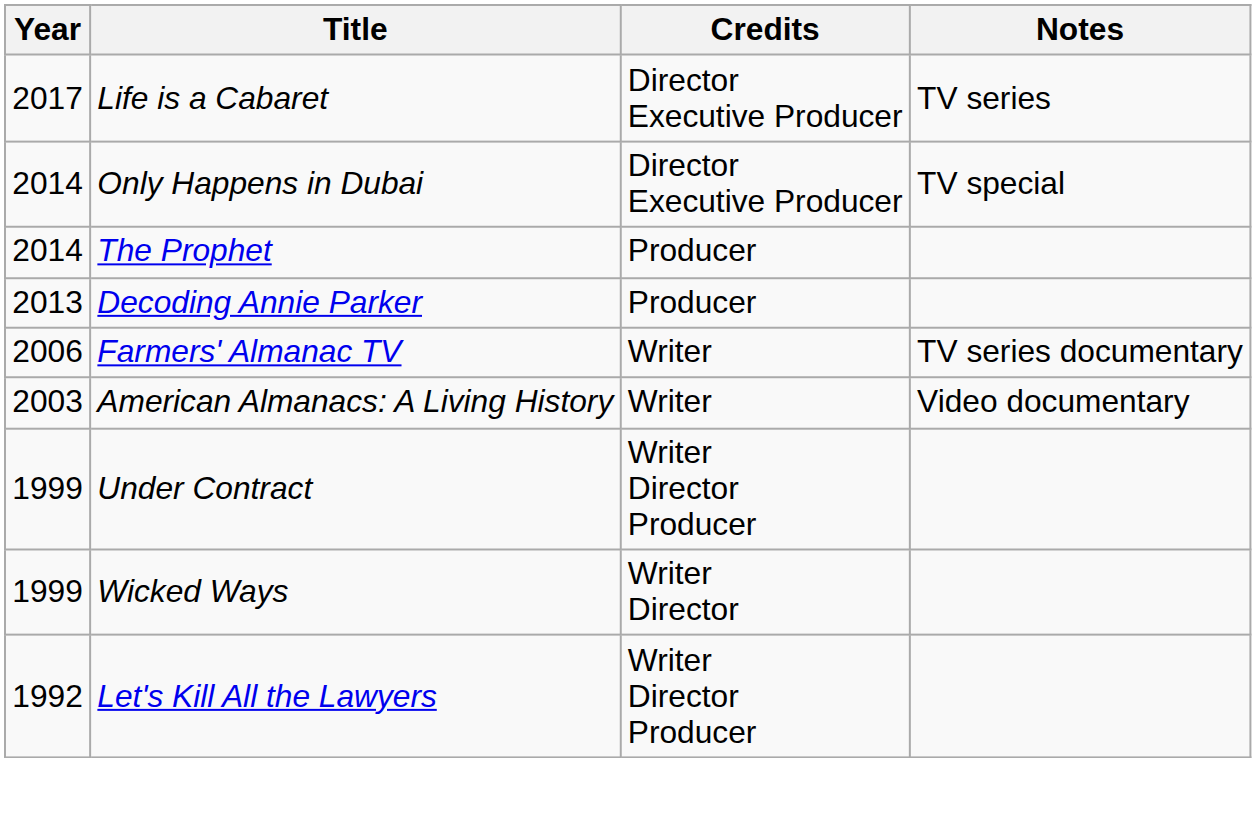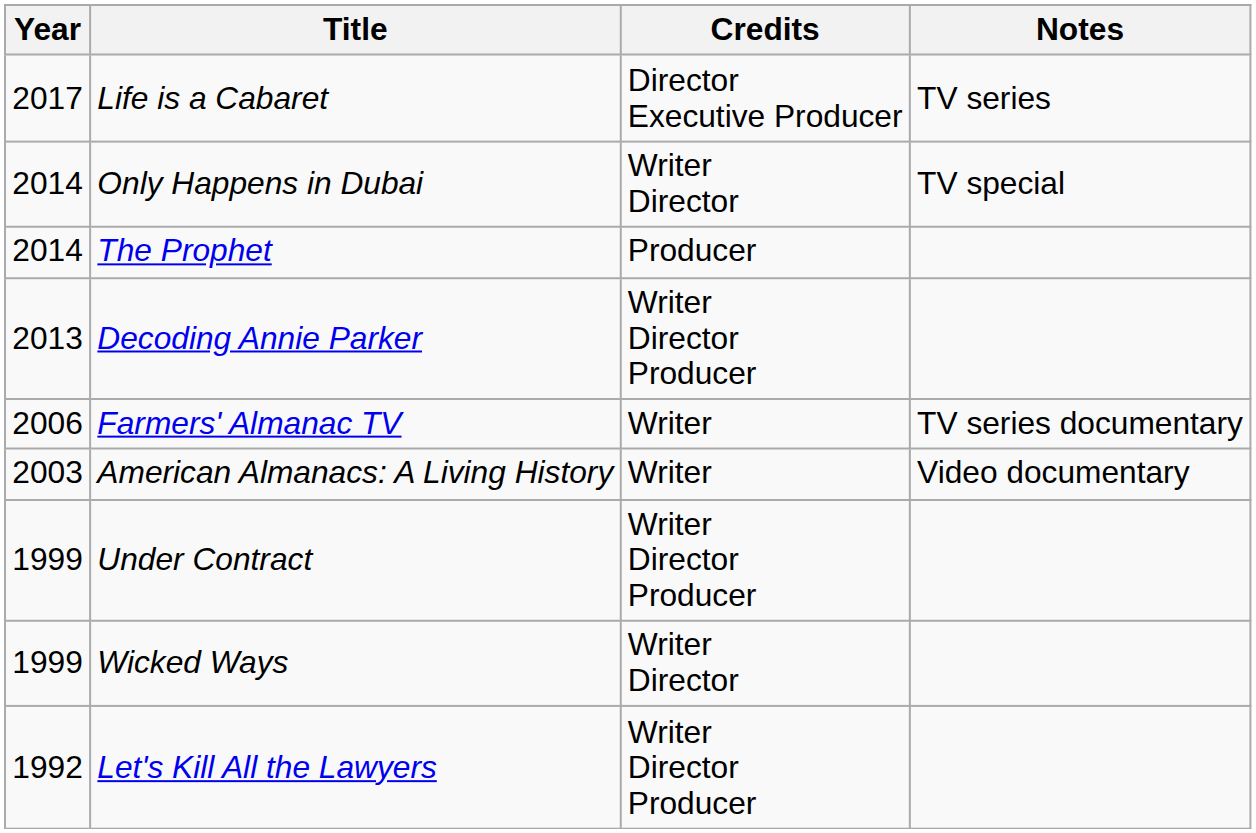(765, 183) Director Executive Producer -> (683, 183) Writer Director
(692, 301) Producer -> (692, 337) Writer Director Producer
